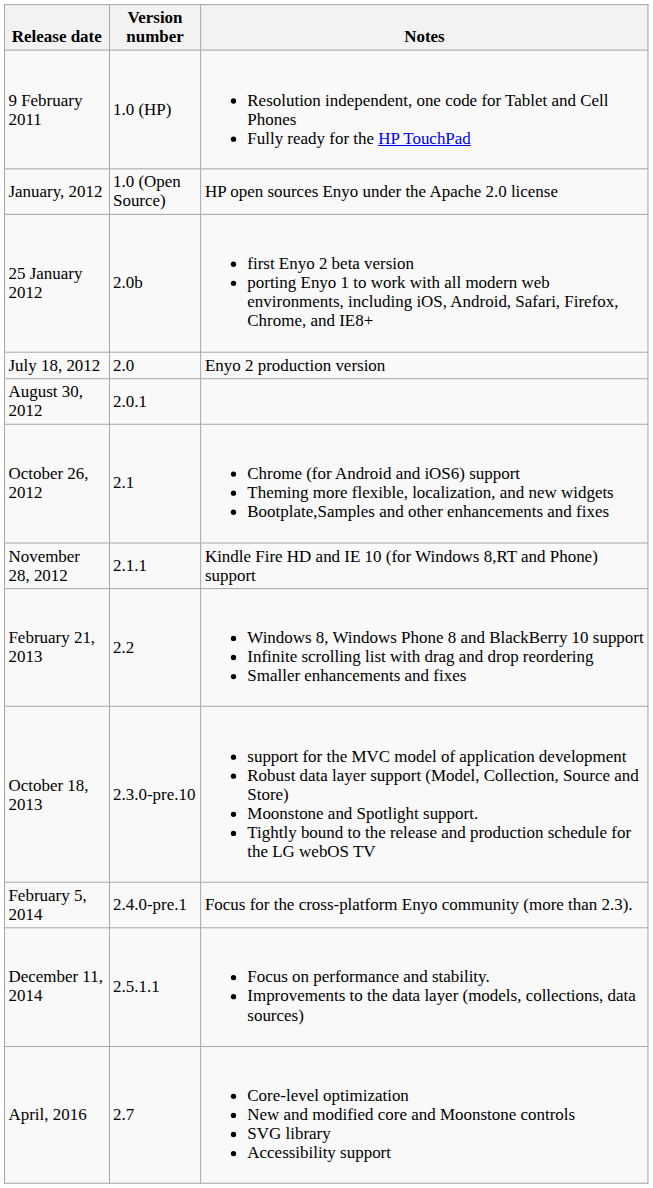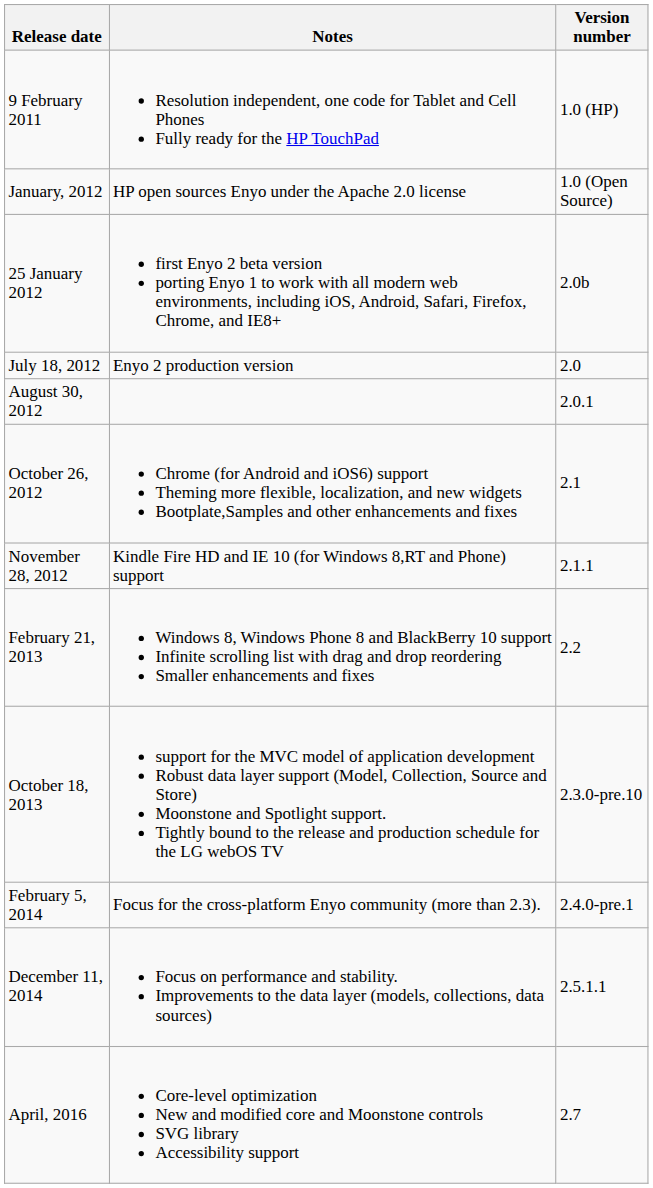columns swapped: (155, 27) <-> (424, 37)
